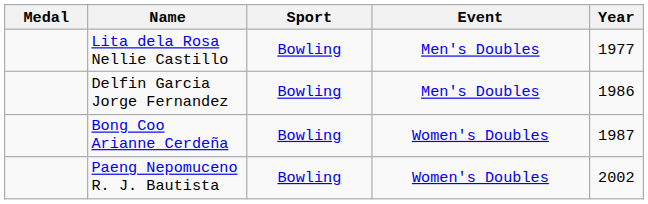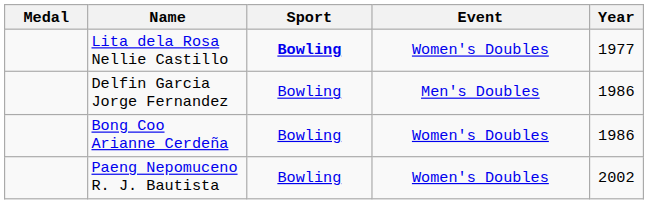(309, 51) normal -> (309, 51) bold
(480, 51) Men's Doubles -> (480, 51) Women's Doubles
(616, 135) 1987 -> (616, 135) 1986
